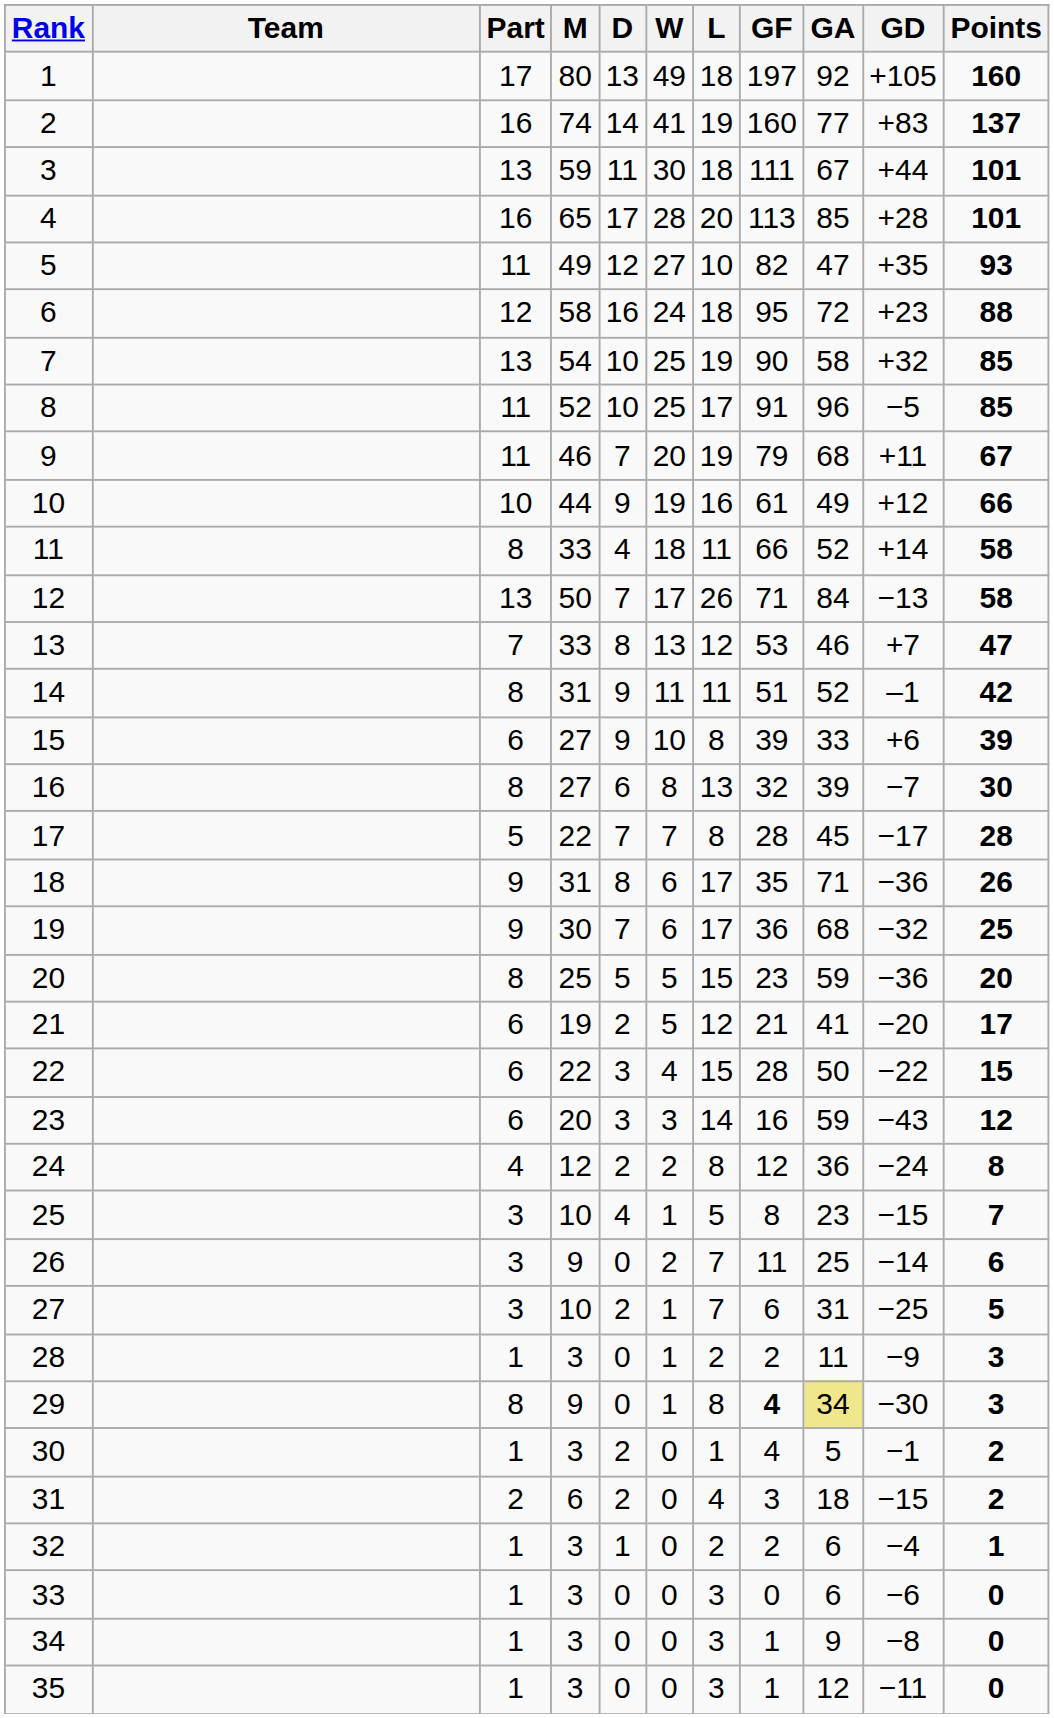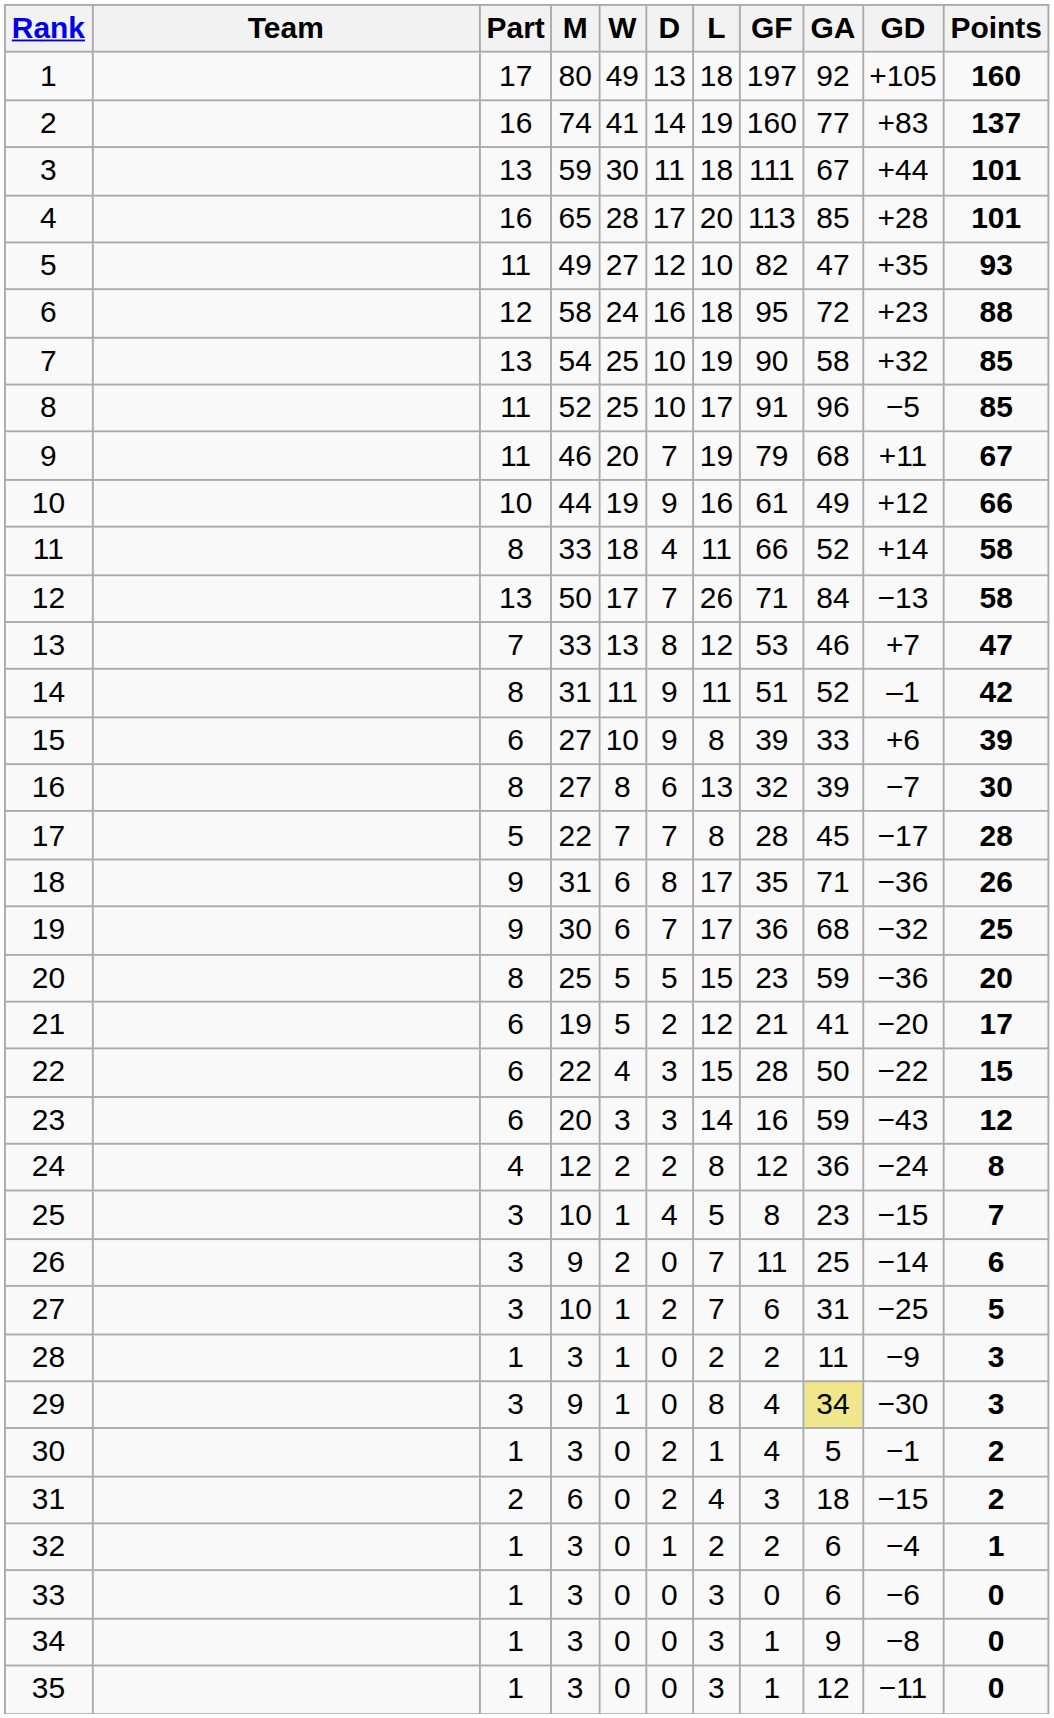columns swapped: (669, 28) <-> (622, 28)
(516, 1404) 8 -> (516, 1404) 3
(772, 1404) bold -> (772, 1404) normal
